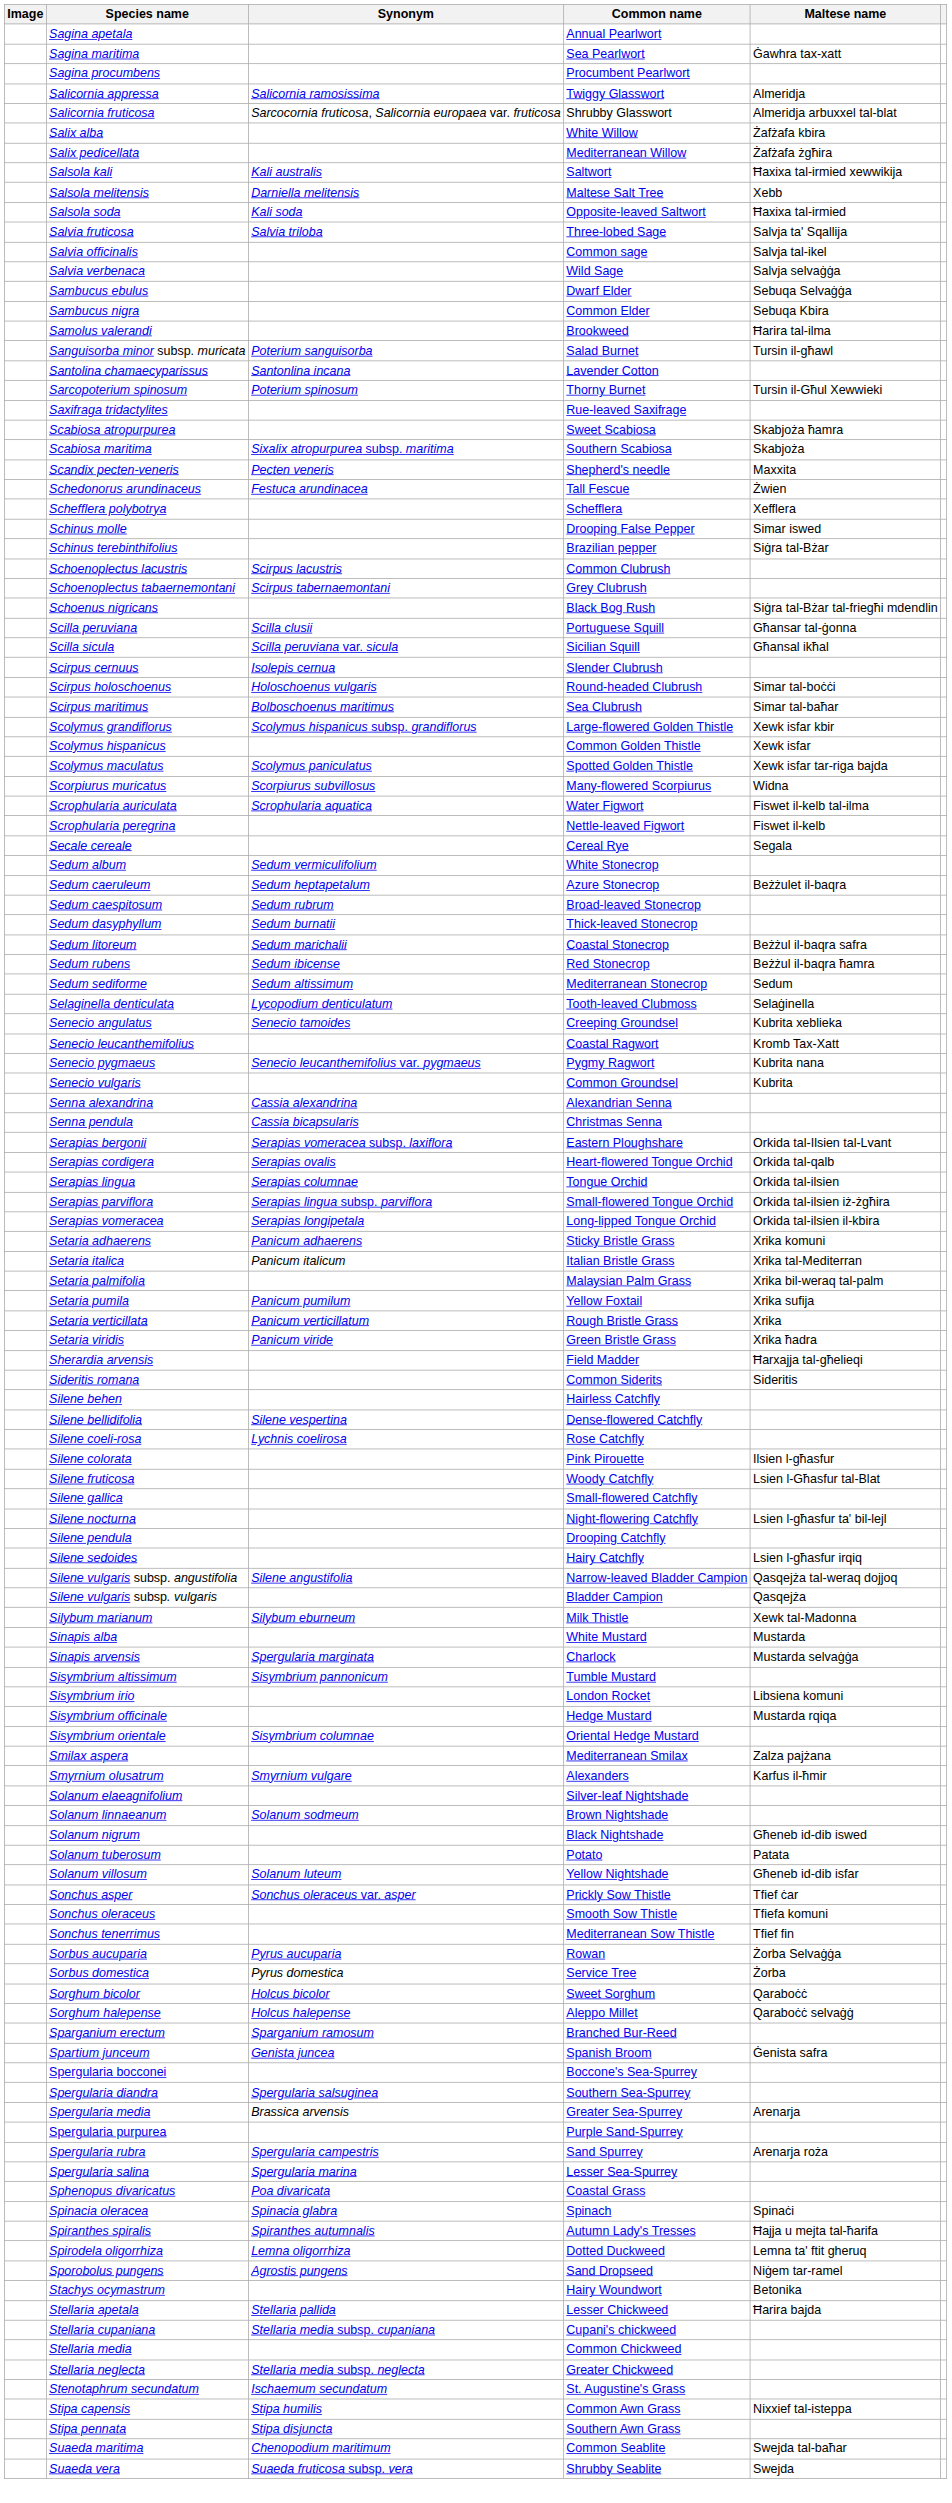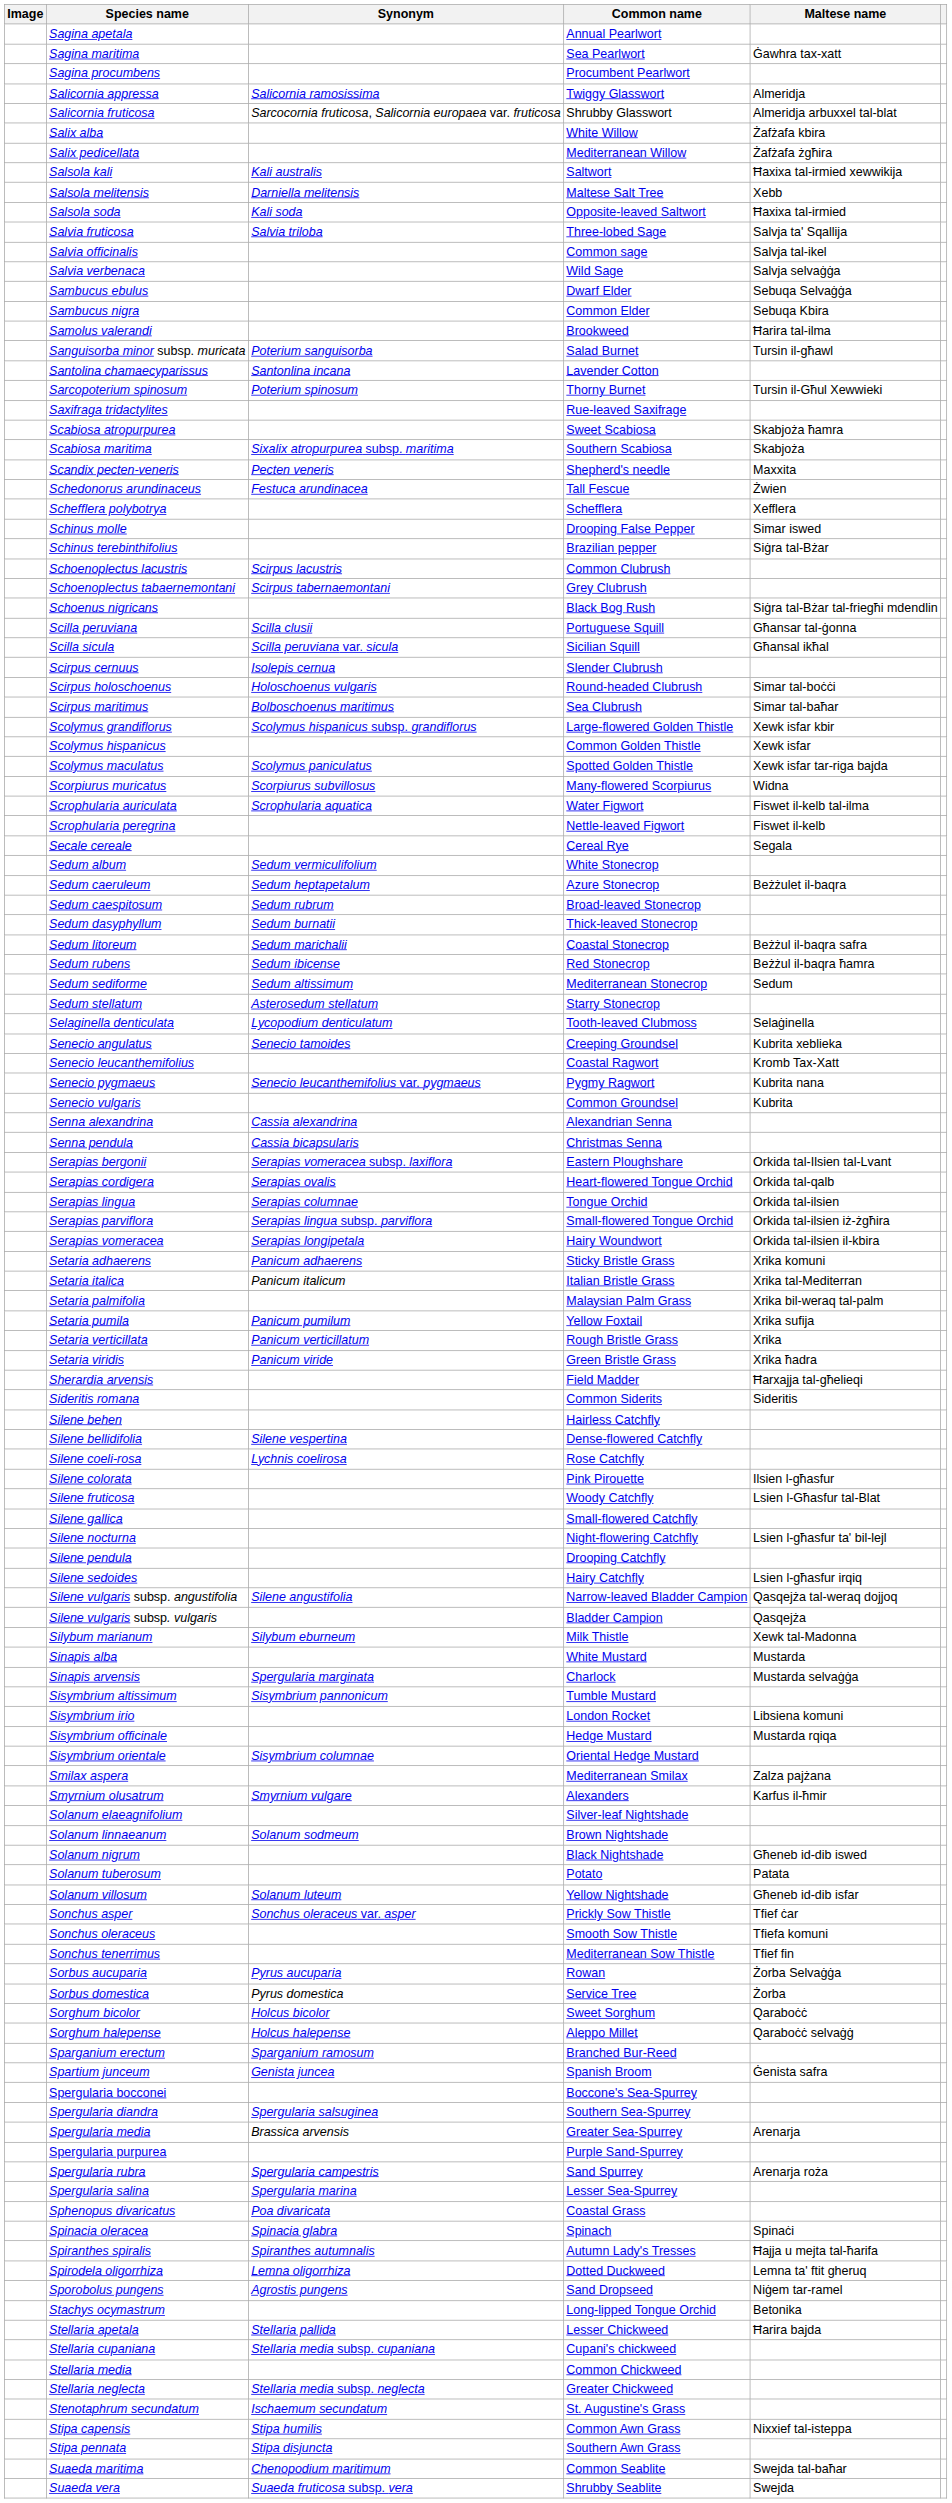+ row: (96, 1004)
(641, 1221) Long-lipped Tongue Orchid -> (614, 1241) Hairy Woundwort
(614, 2290) Hairy Woundwort -> (641, 2310) Long-lipped Tongue Orchid
